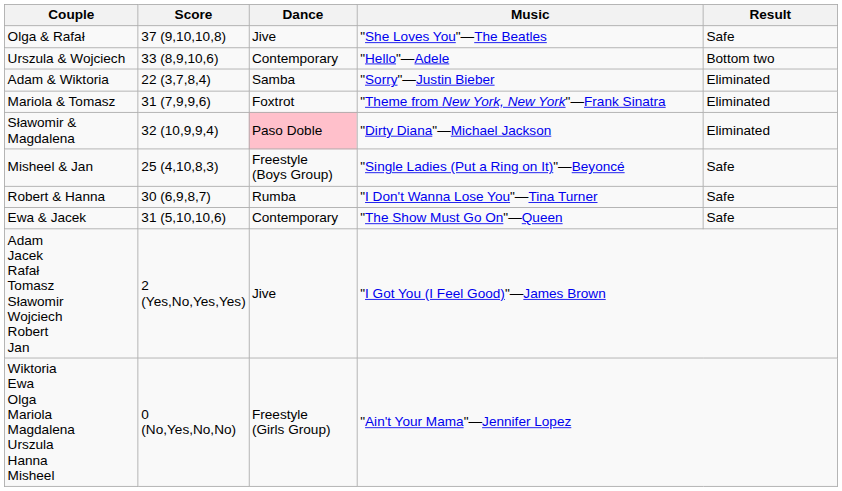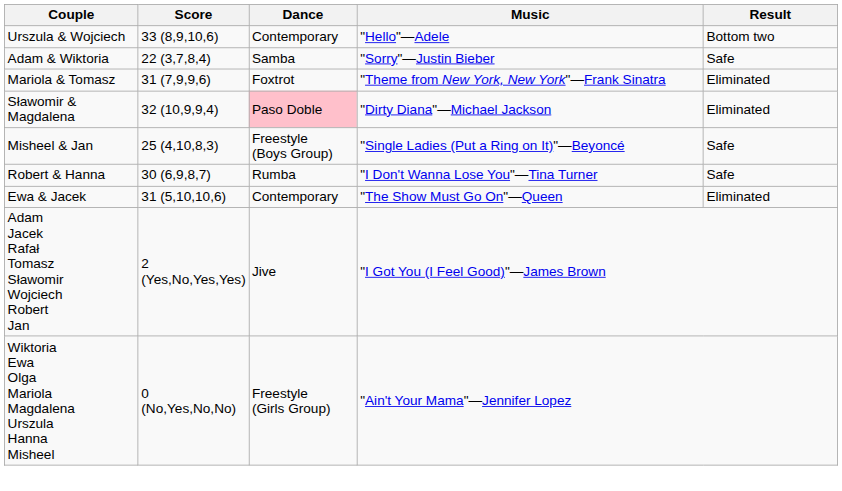- row: (46, 36)
(738, 79) Eliminated -> (720, 58) Safe
(720, 218) Safe -> (738, 196) Eliminated
